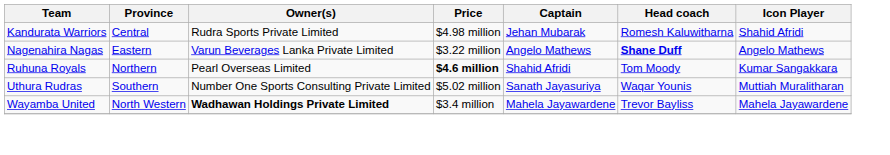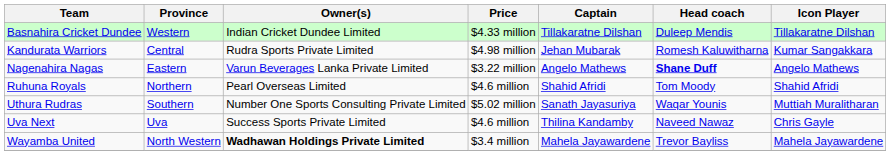+ row: (74, 31)
(771, 31) Shahid Afridi -> (823, 50) Kumar Sangakkara
(467, 68) bold -> (500, 86) normal
(788, 68) Kumar Sangakkara -> (806, 86) Shahid Afridi
+ row: (31, 123)
